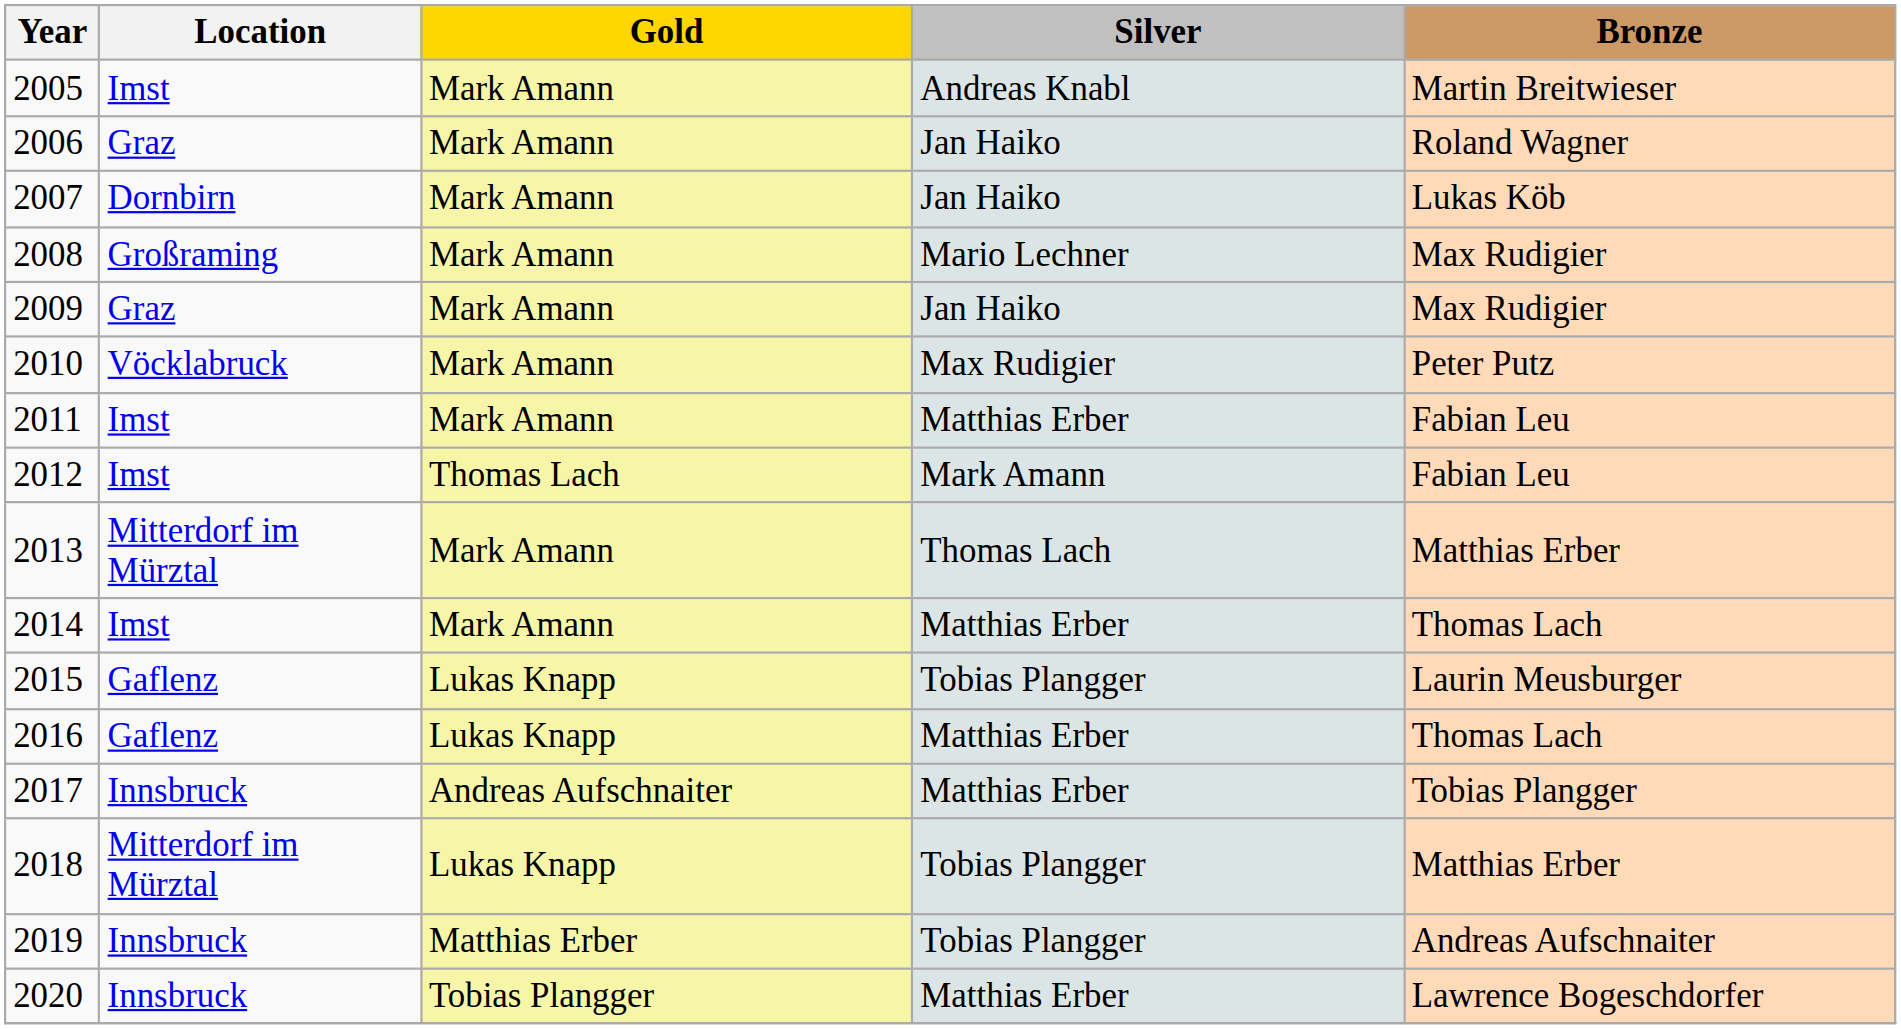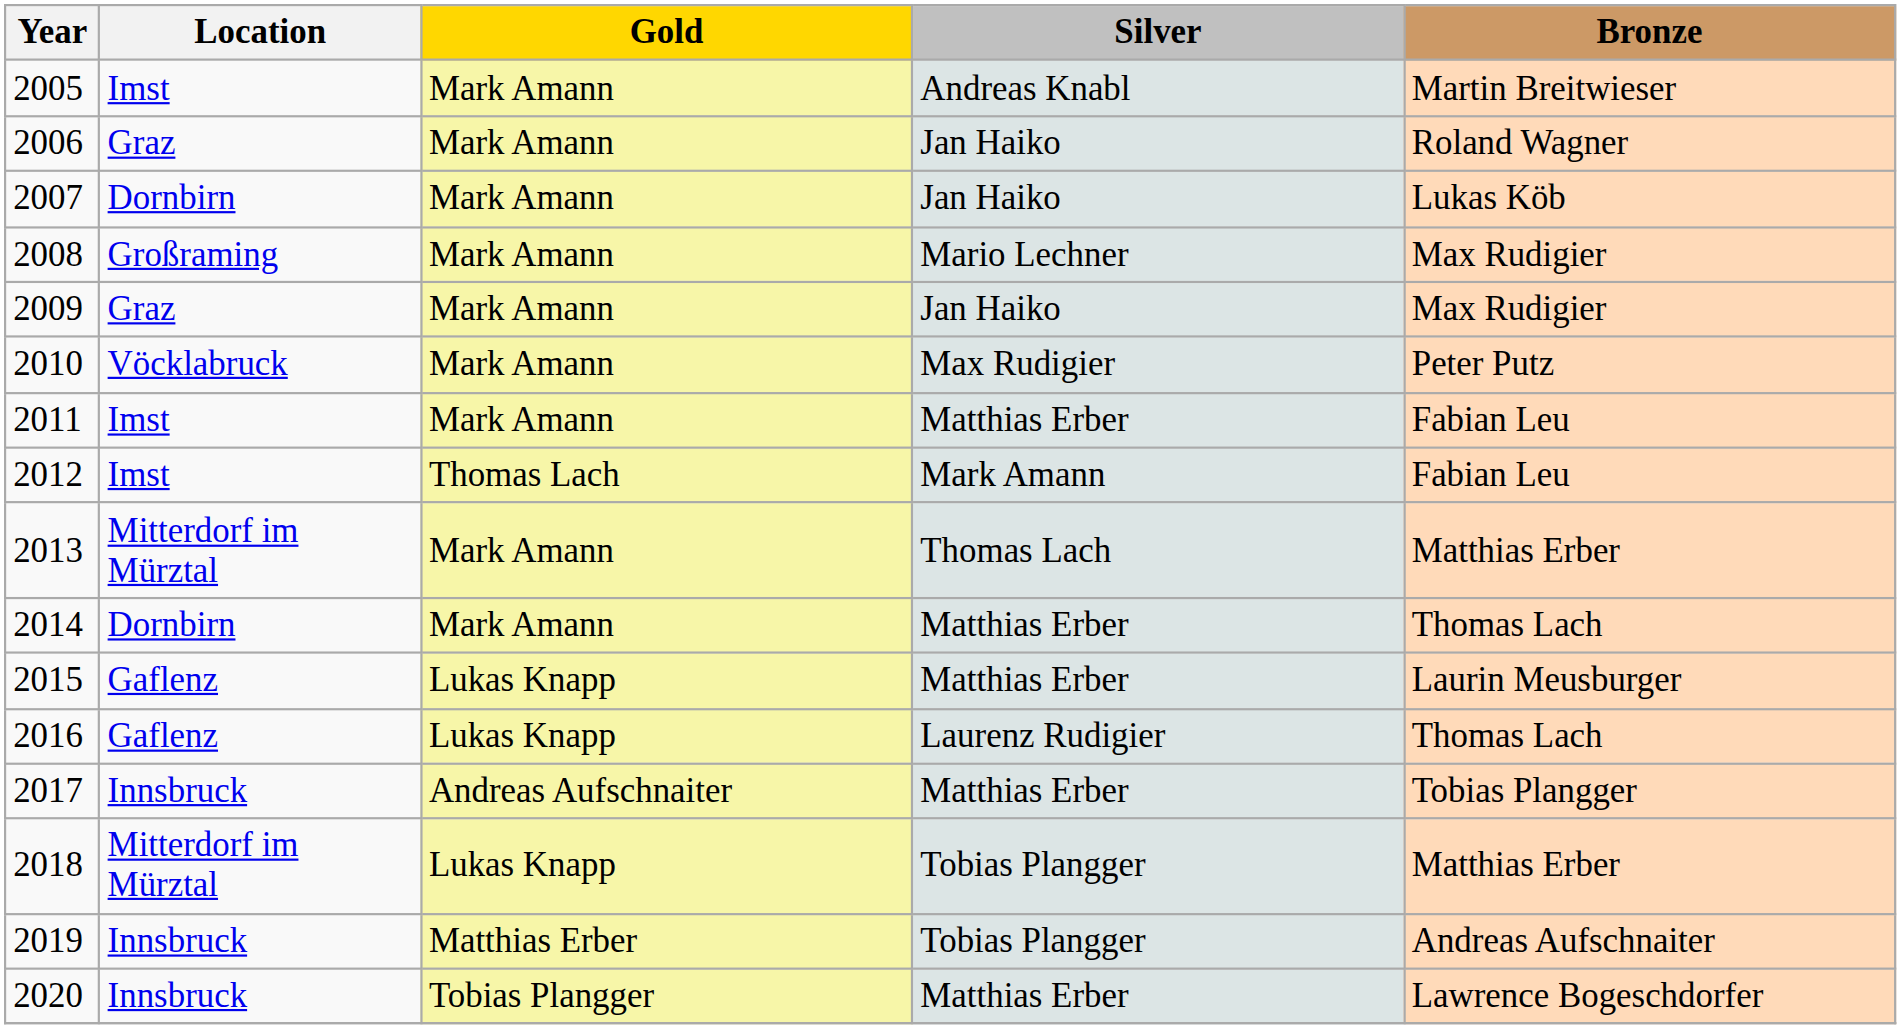(139, 624) Imst -> (172, 624) Dornbirn
(1033, 679) Tobias Plangger -> (1024, 679) Matthias Erber
(1024, 735) Matthias Erber -> (1043, 735) Laurenz Rudigier
